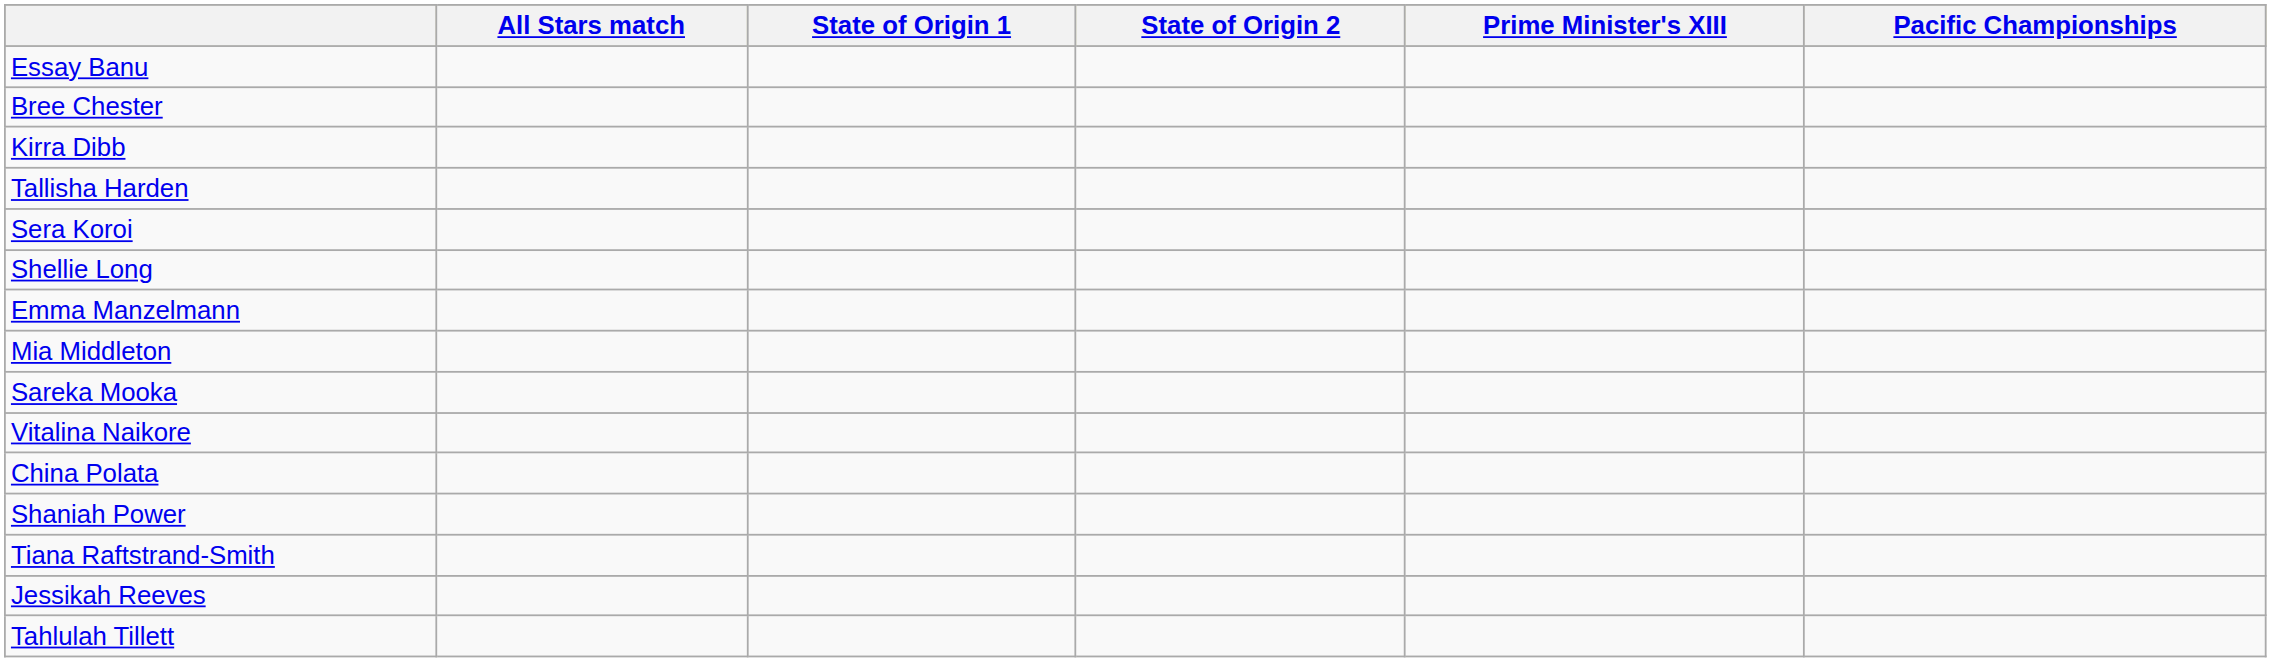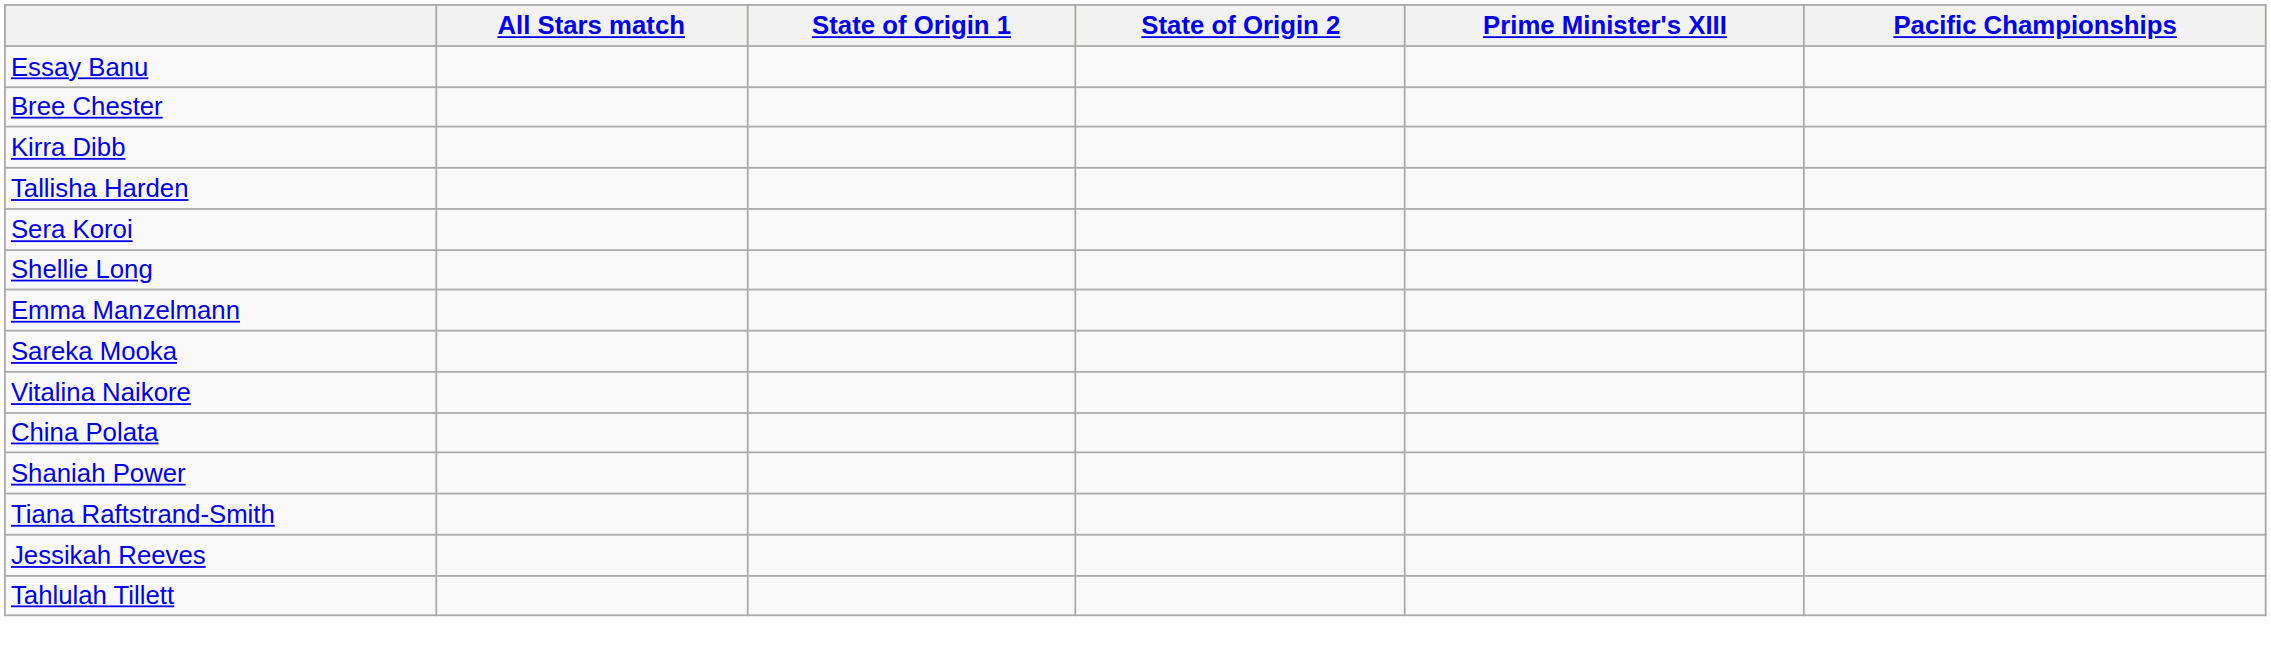- row: (91, 351)
